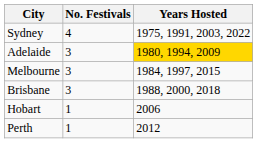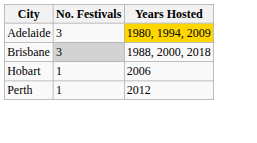- row: (25, 33)
- row: (33, 71)
(68, 90) no background -> (59, 52) lightgrey background
